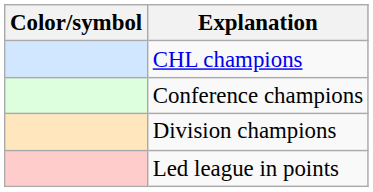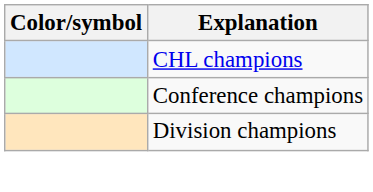- row: (246, 167)
